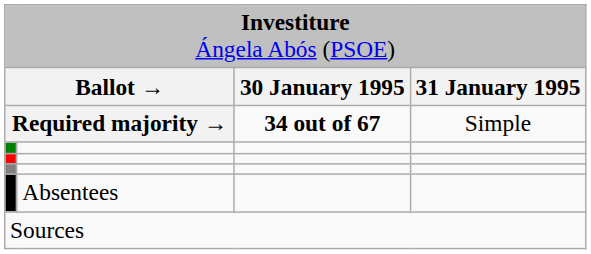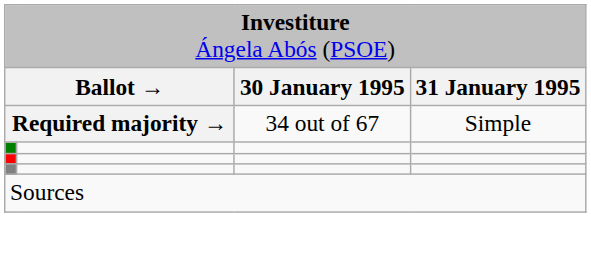(322, 123) bold -> (322, 123) normal
- row: (11, 193)
